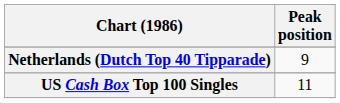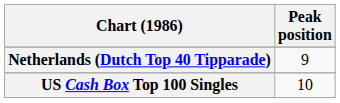(305, 85) 11 -> (305, 85) 10
